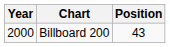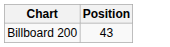- column: (20, 14)
